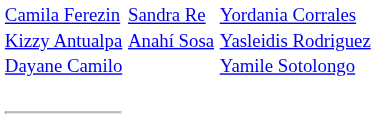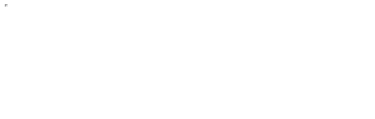- row: (64, 40)
